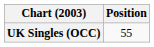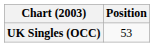(126, 32) 55 -> (126, 32) 53
